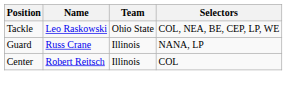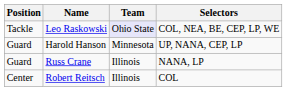(133, 29) no background -> (133, 29) lavender background
+ row: (76, 45)
